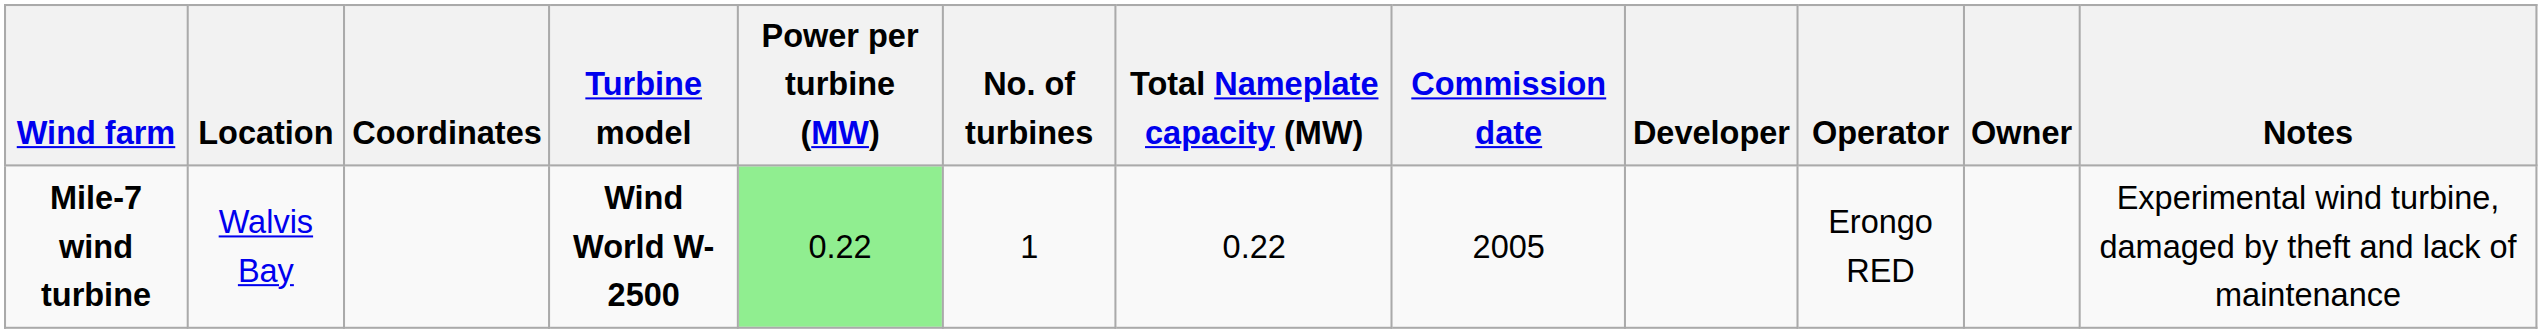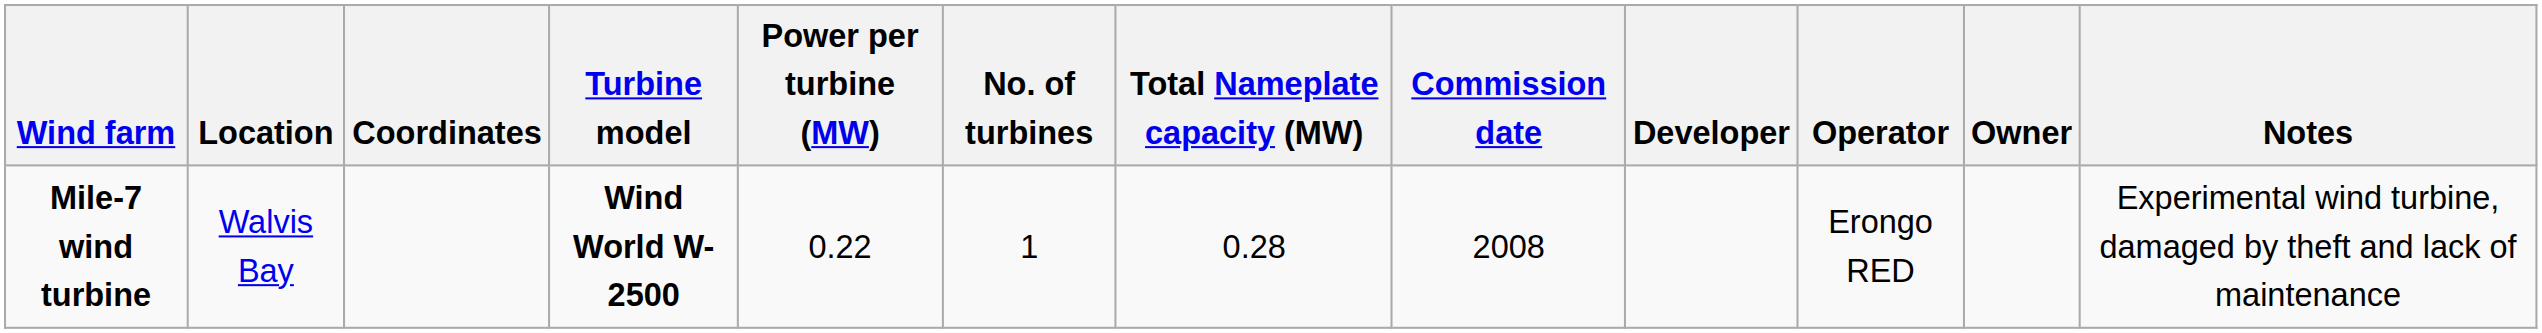(840, 246) lightgreen background -> (840, 246) no background
(1254, 246) 0.22 -> (1254, 246) 0.28
(1509, 246) 2005 -> (1509, 246) 2008
